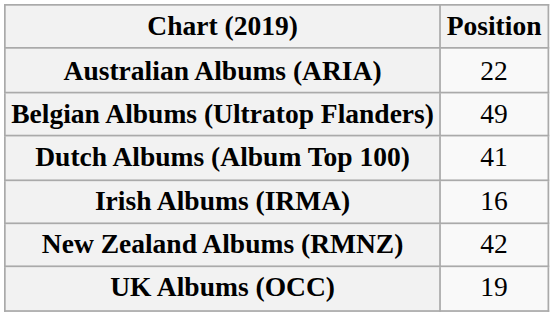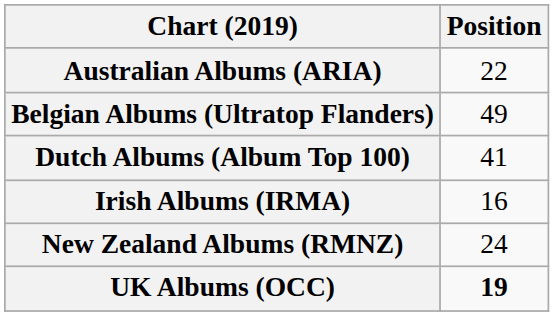(494, 244) 42 -> (494, 244) 24
(494, 288) normal -> (494, 288) bold
